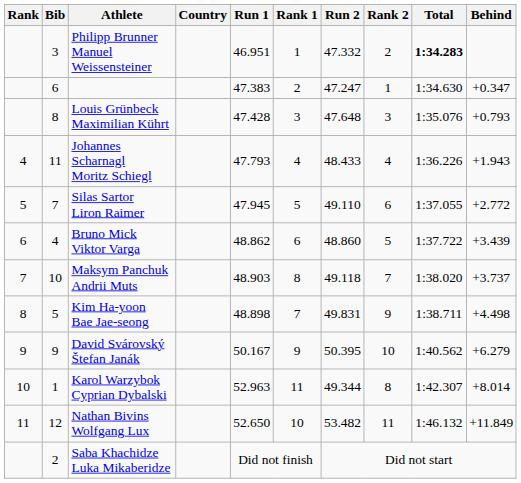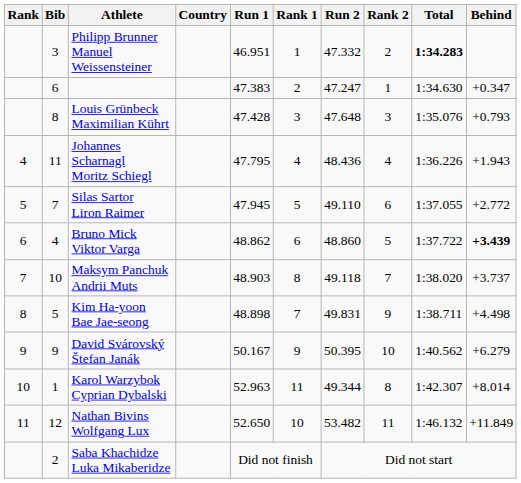(252, 160) 47.793 -> (252, 160) 47.795
(342, 160) 48.433 -> (342, 160) 48.436
(491, 241) normal -> (491, 241) bold
